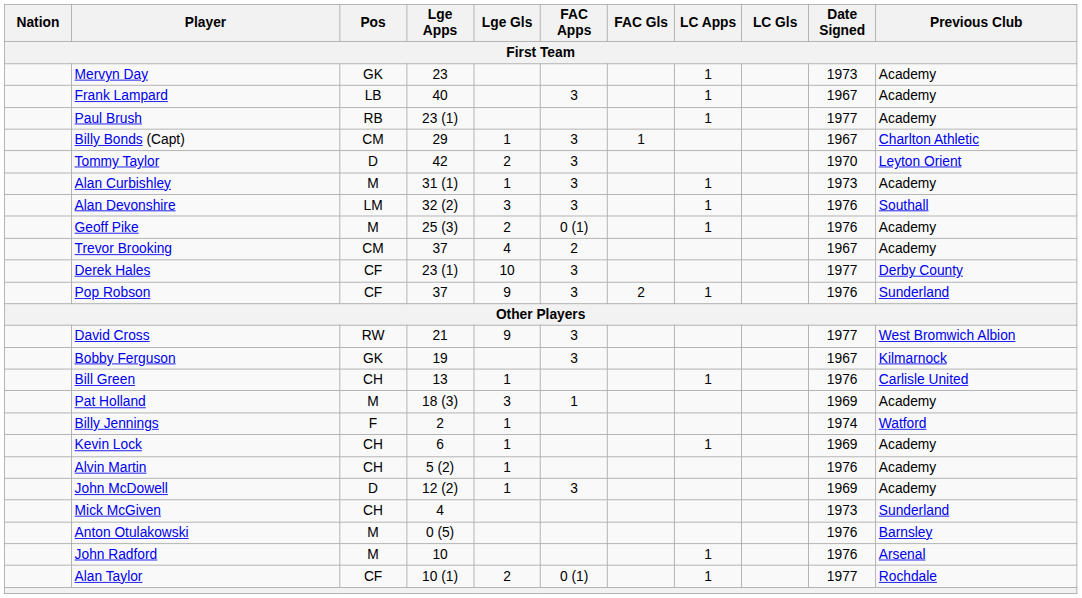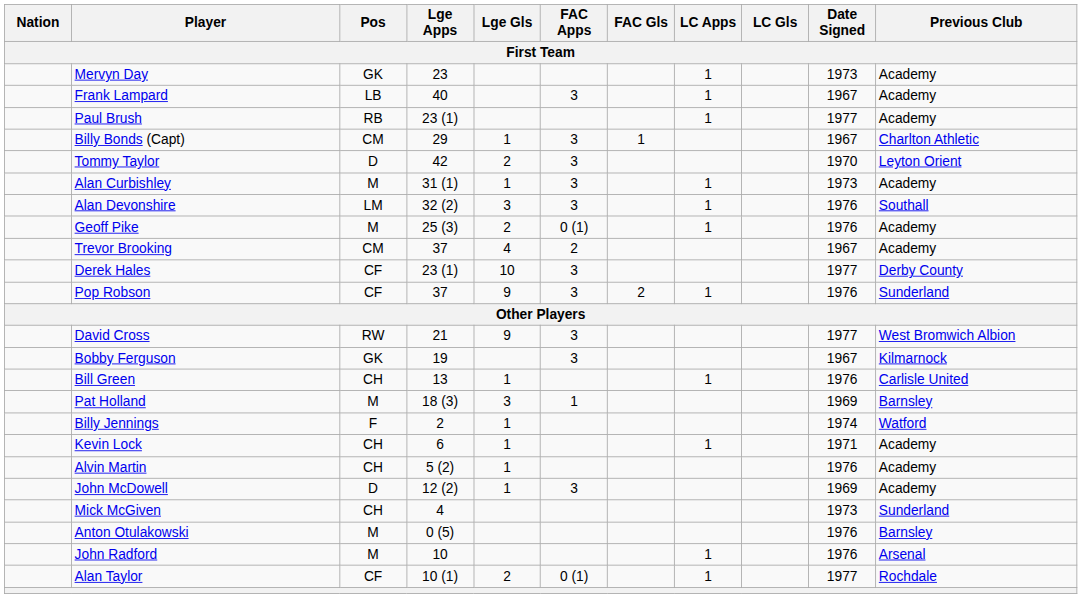(908, 401) Academy -> (906, 401) Barnsley
(842, 445) 1969 -> (842, 445) 1971
